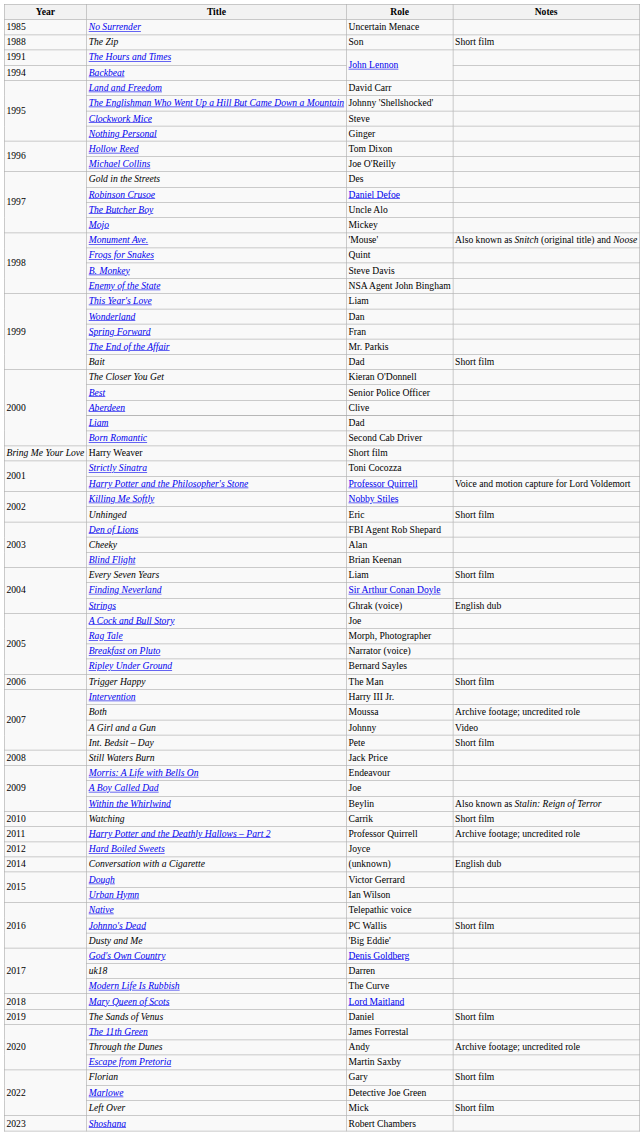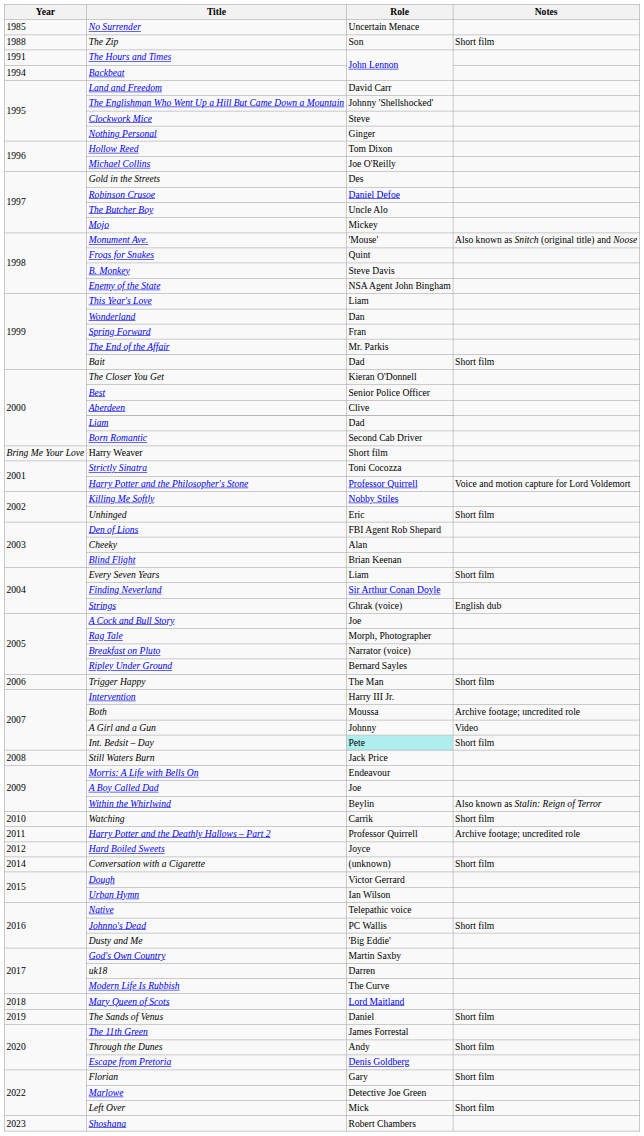(357, 742) no background -> (357, 742) paleturquoise background
(478, 864) English dub -> (475, 864) Short film
(379, 956) Denis Goldberg -> (375, 956) Martin Saxby
(518, 1047) Archive footage; uncredited role -> (475, 1047) Short film
(375, 1062) Martin Saxby -> (379, 1062) Denis Goldberg
